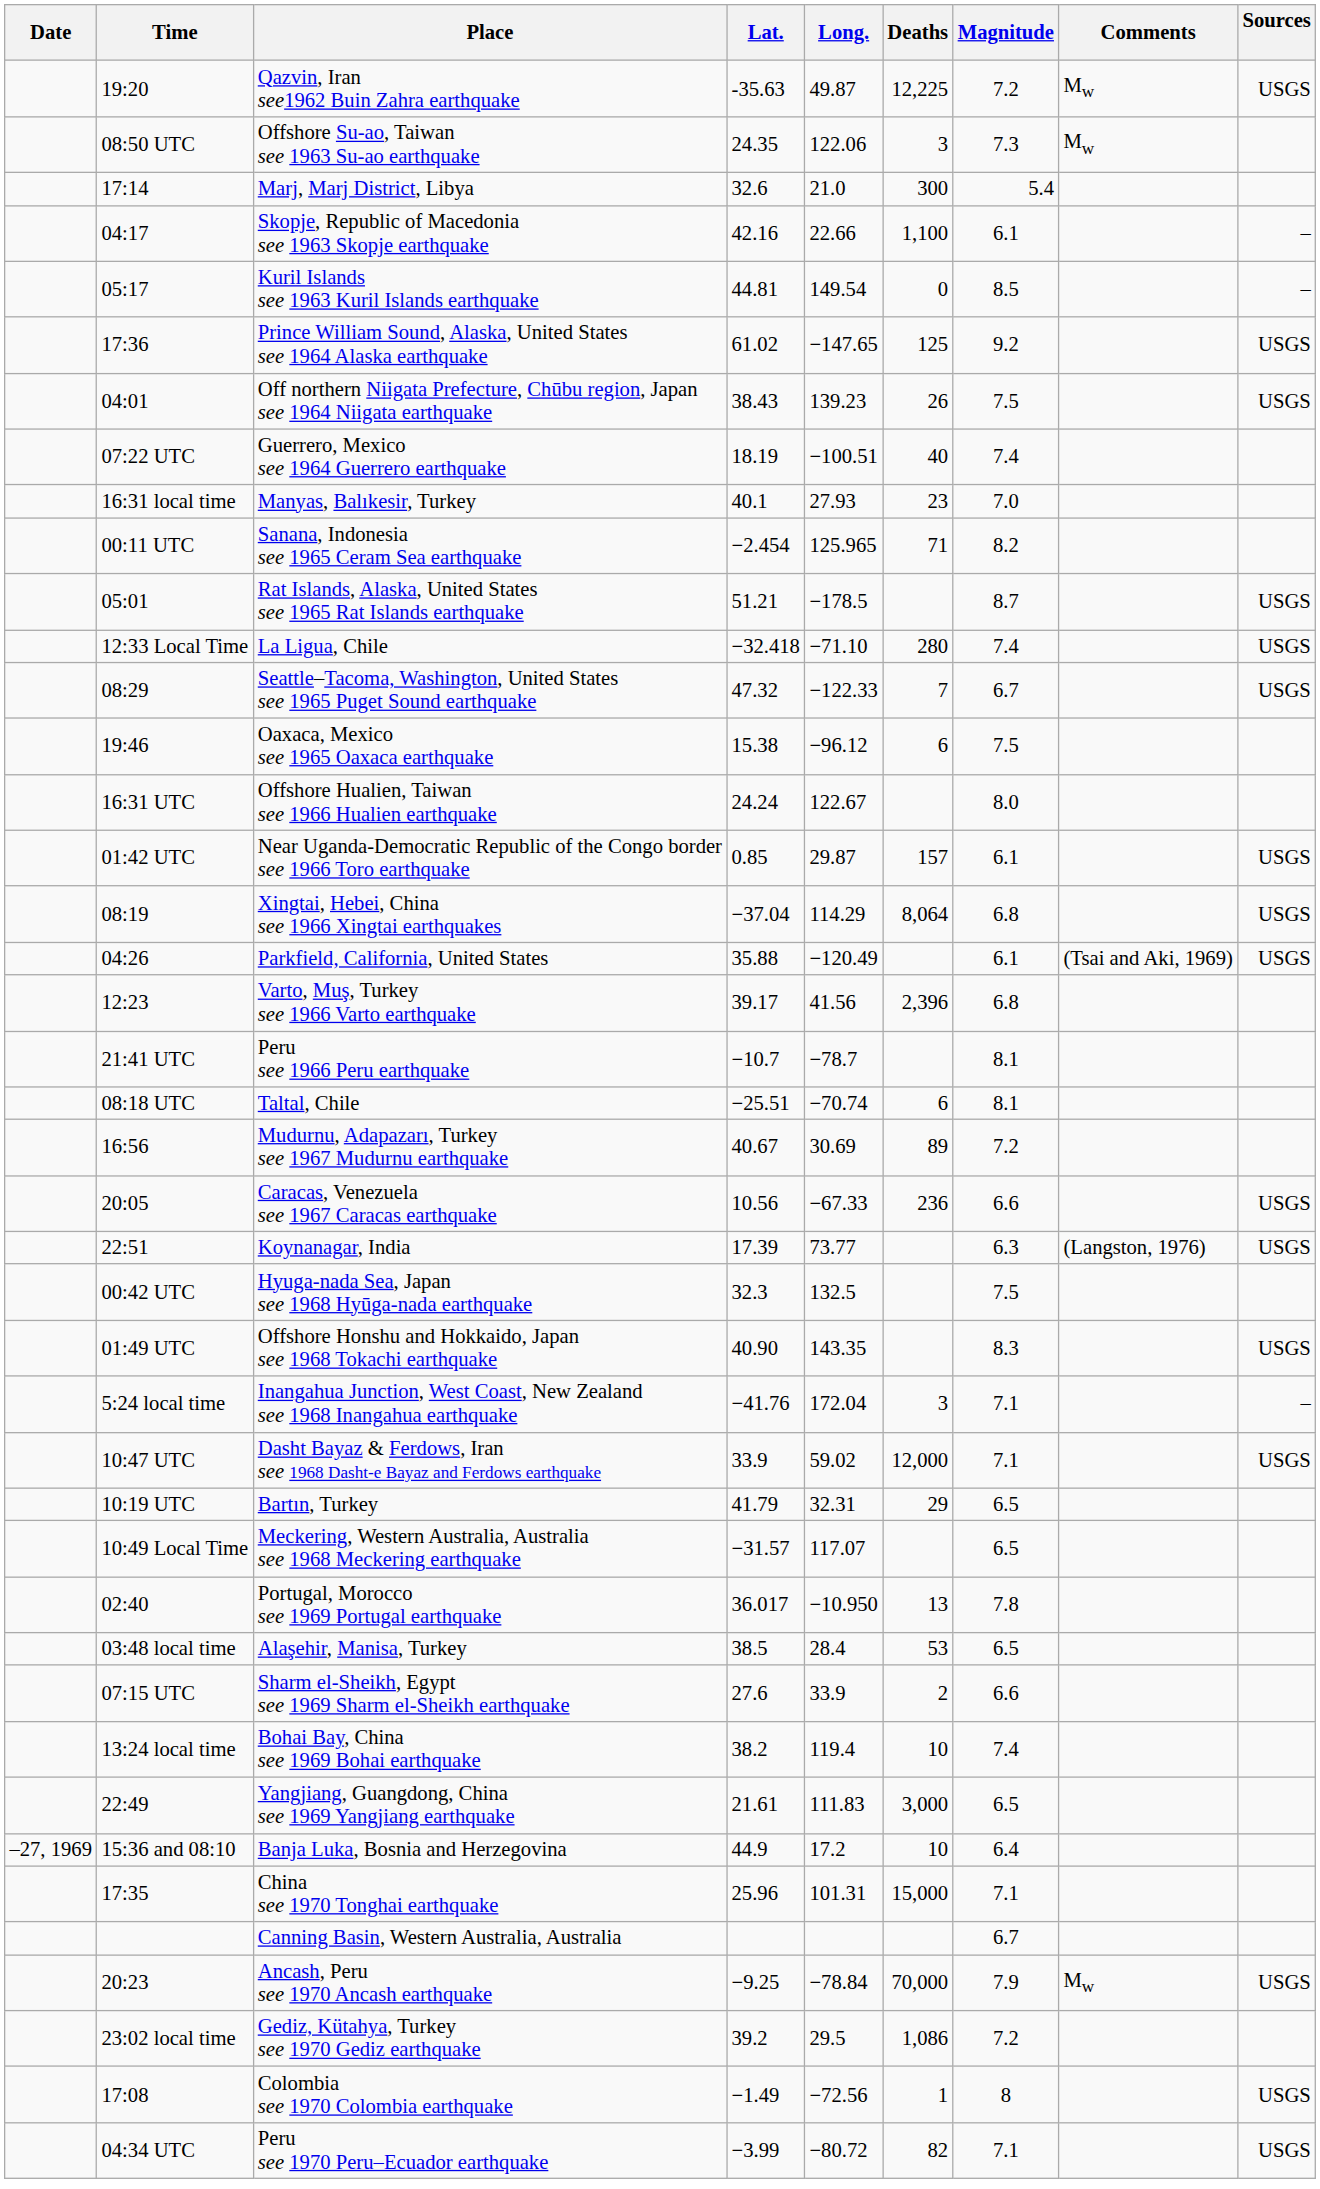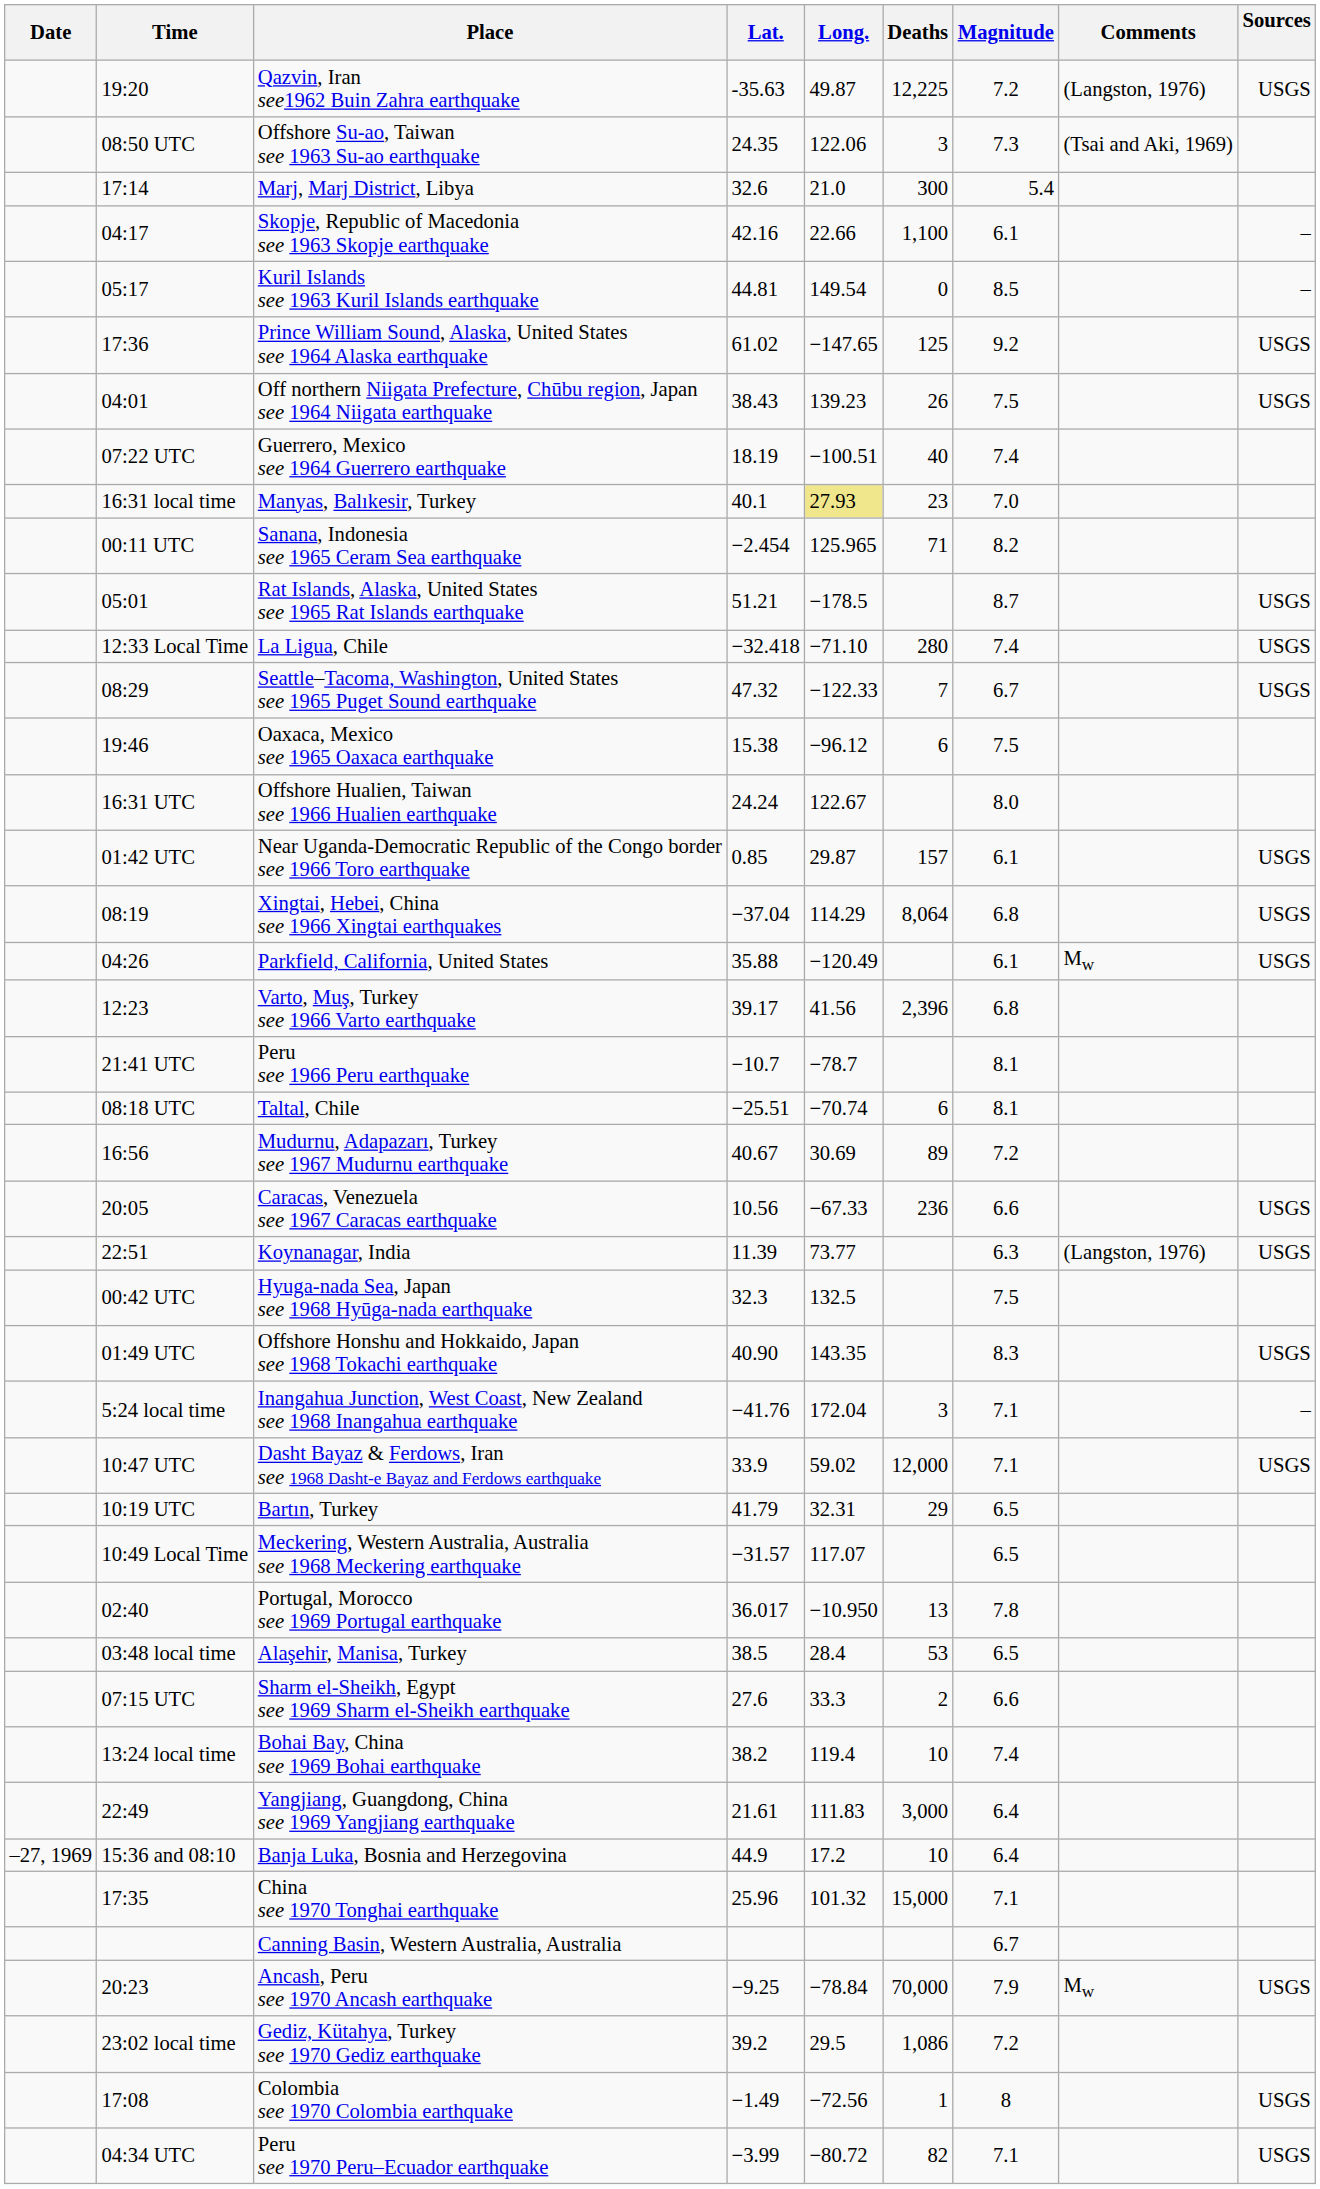(1079, 88) Mw -> (1135, 88) (Langston, 1976)
(1079, 144) Mw -> (1148, 144) (Tsai and Aki, 1969)
(833, 501) no background -> (833, 501) khaki background
(1148, 958) (Tsai and Aki, 1969) -> (1079, 961) Mw
(755, 1247) 17.39 -> (754, 1253) 11.39
(828, 1693) 33.9 -> (828, 1698) 33.3
(1006, 1805) 6.5 -> (1006, 1810) 6.4
(838, 1893) 101.31 -> (838, 1899) 101.32
